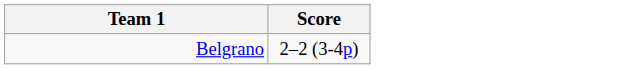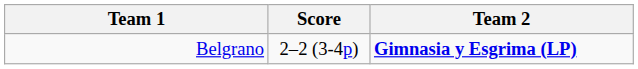+ column: (502, 19)
